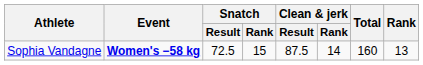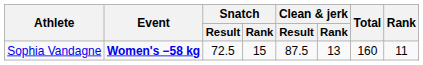(334, 51) 14 -> (334, 51) 13
(401, 51) 13 -> (401, 51) 11
